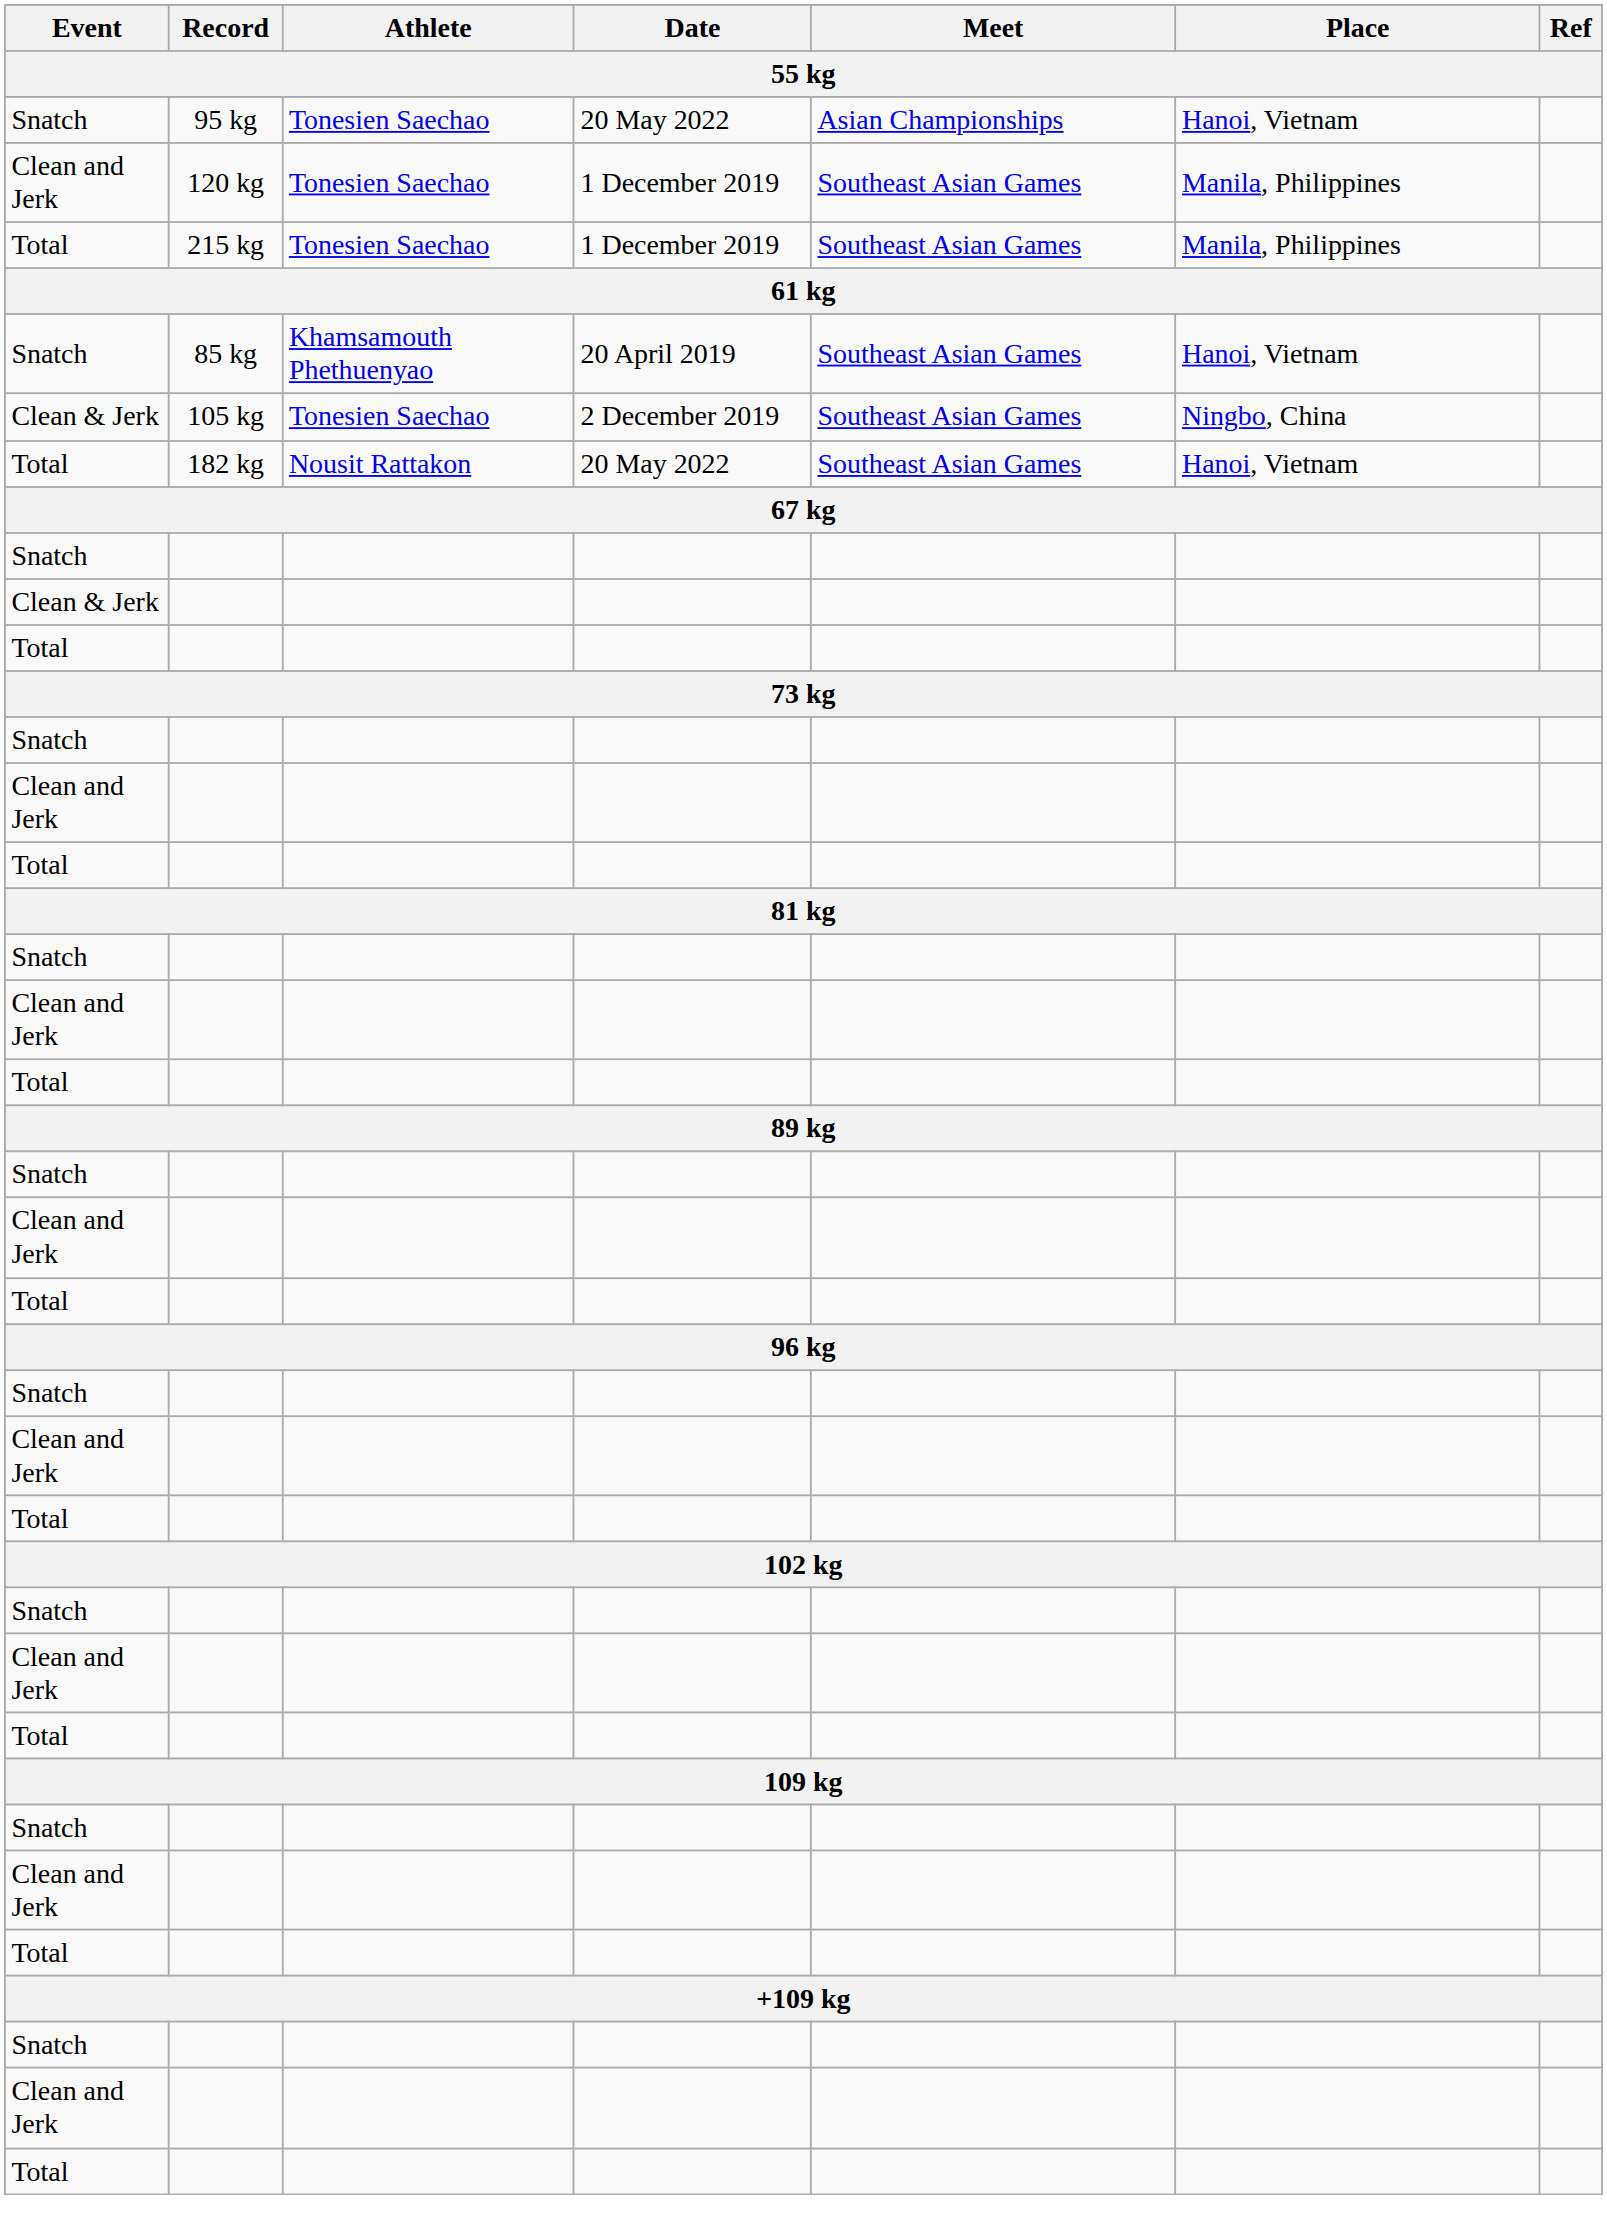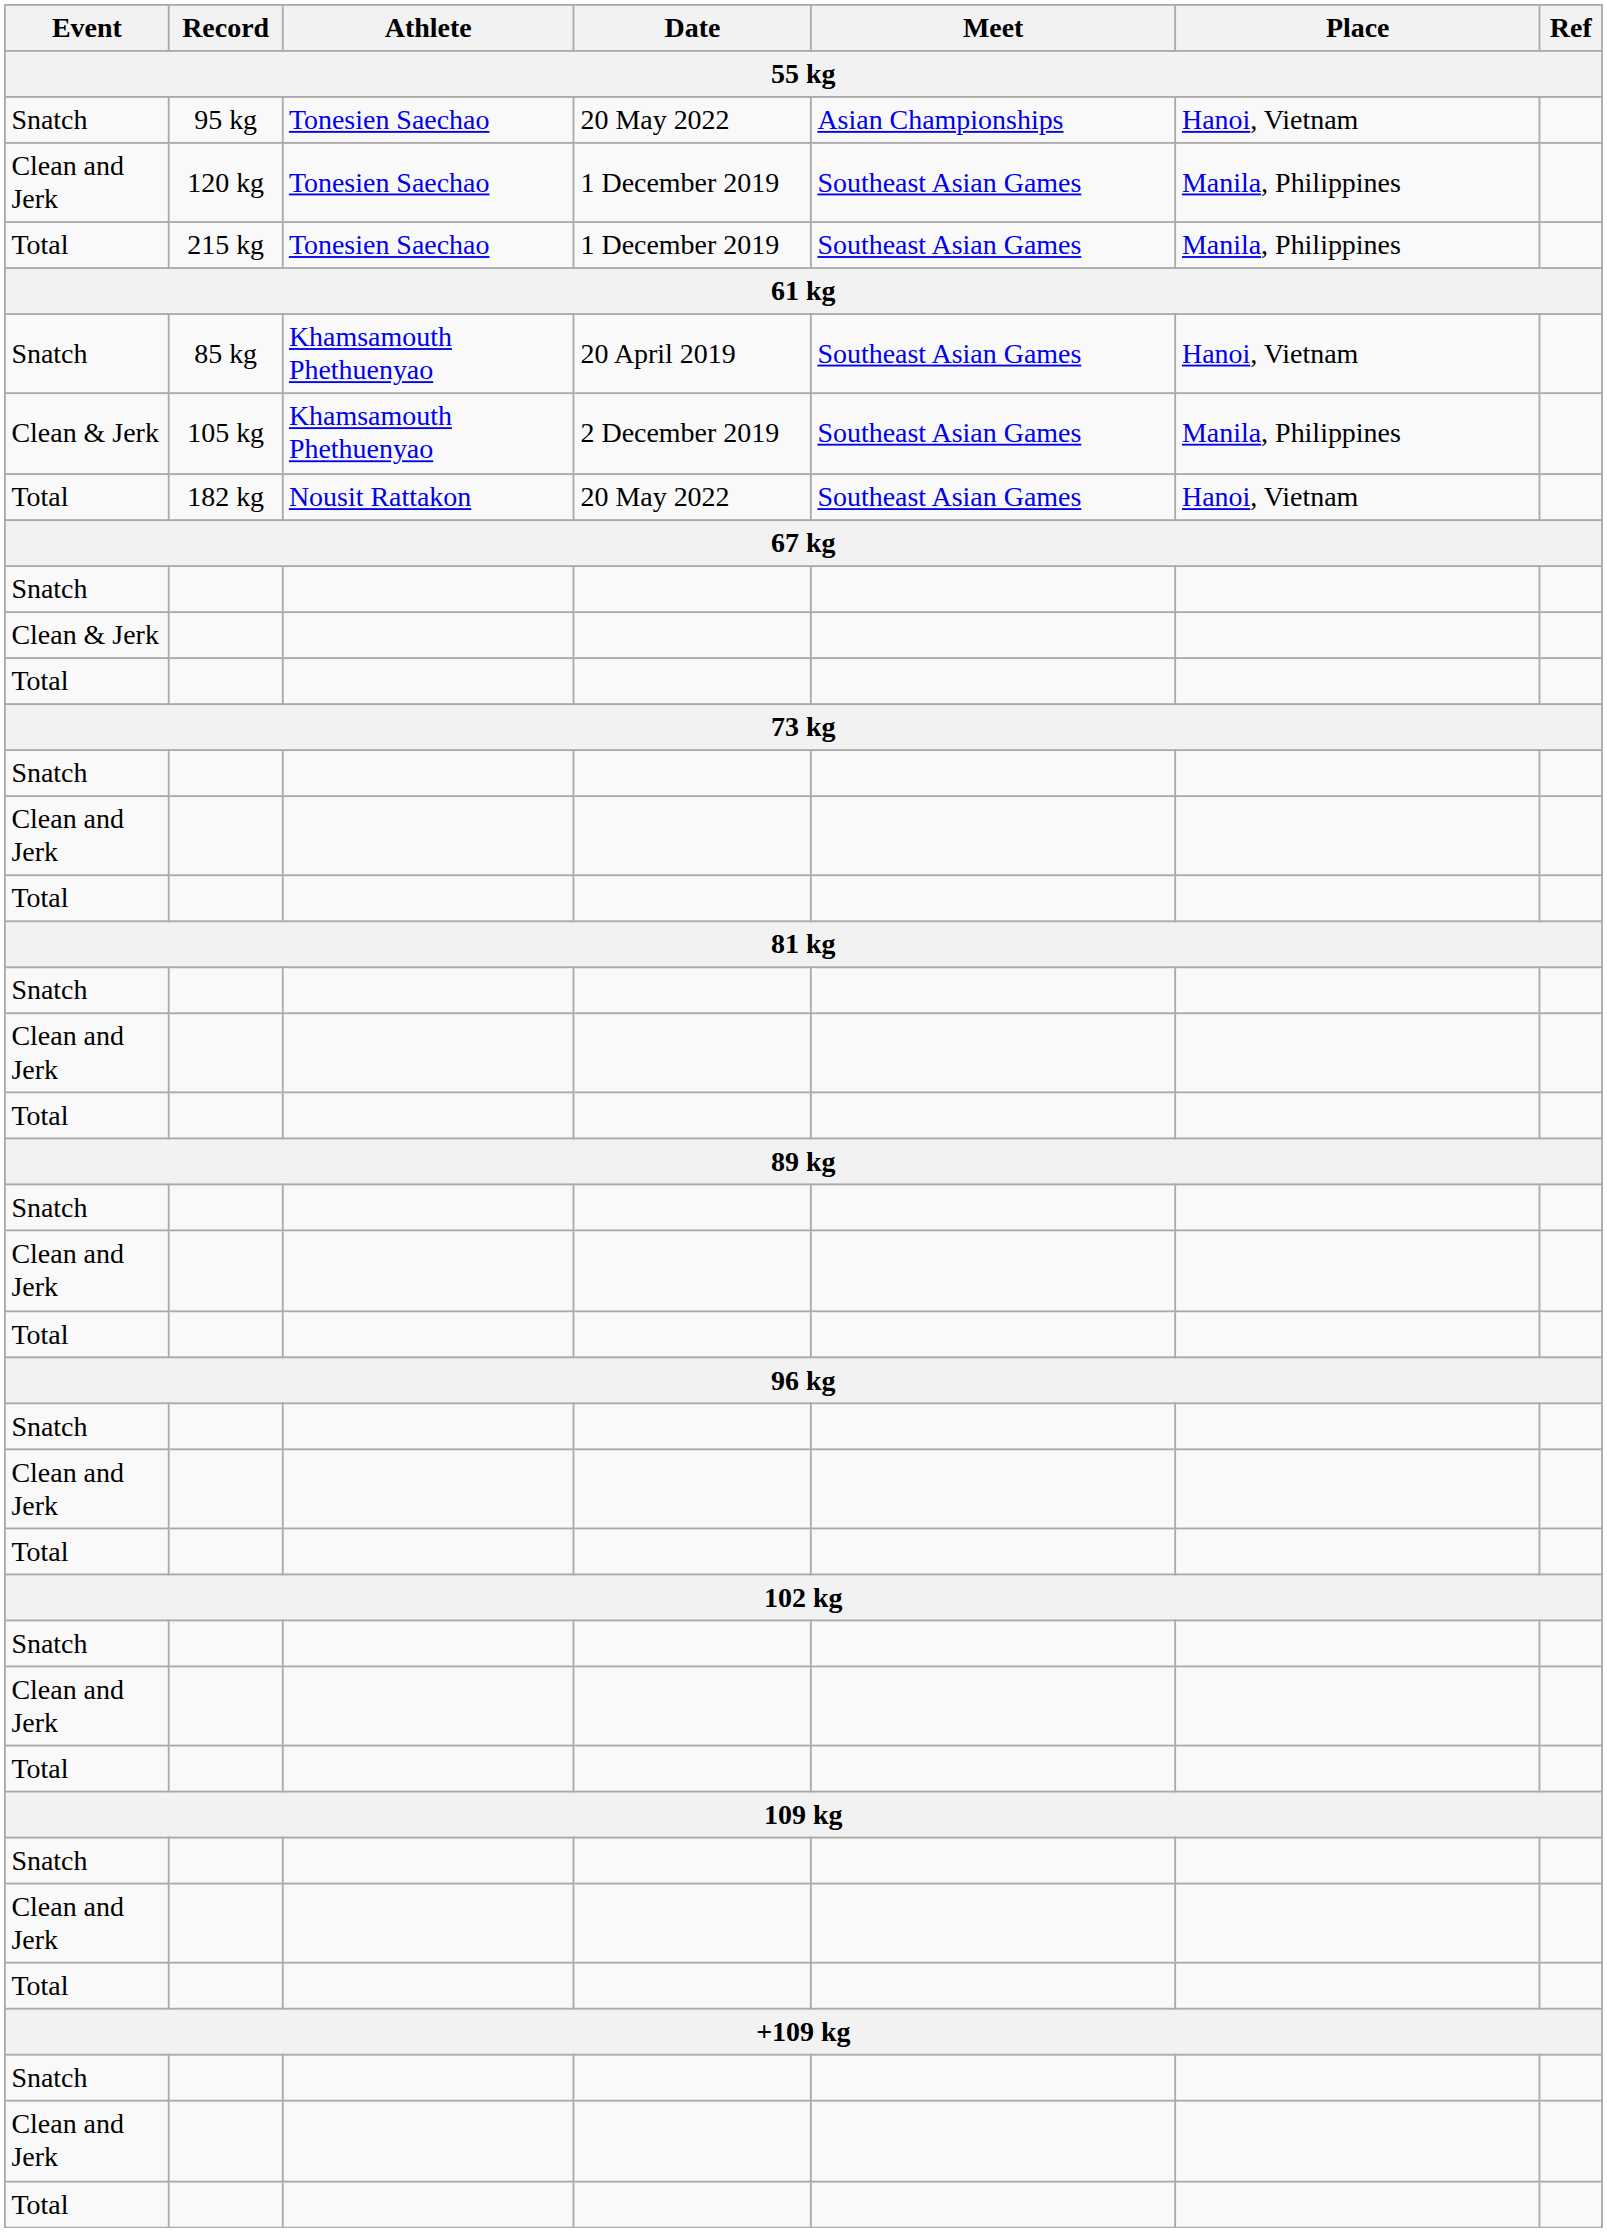(389, 416) Tonesien Saechao -> (370, 433) Khamsamouth Phethuenyao
(1264, 416) Ningbo, China -> (1291, 433) Manila, Philippines
